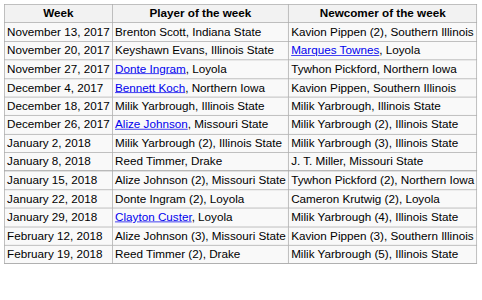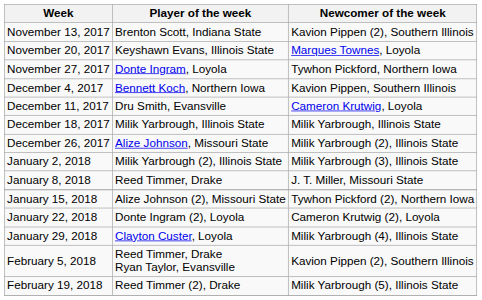+ row: (58, 106)
+ row: (52, 261)
- row: (55, 236)
